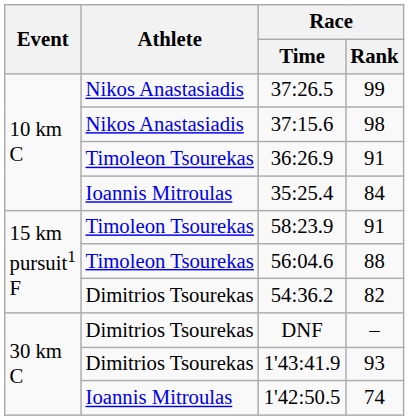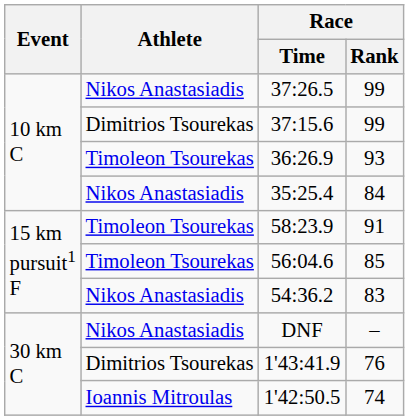(165, 124) Nikos Anastasiadis -> (170, 124) Dimitrios Tsourekas
(374, 124) 98 -> (374, 124) 99
(374, 158) 91 -> (374, 158) 93
(159, 192) Ioannis Mitroulas -> (165, 192) Nikos Anastasiadis
(374, 261) 88 -> (374, 261) 85
(170, 295) Dimitrios Tsourekas -> (165, 295) Nikos Anastasiadis
(374, 295) 82 -> (374, 295) 83
(170, 329) Dimitrios Tsourekas -> (165, 329) Nikos Anastasiadis
(374, 363) 93 -> (374, 363) 76
